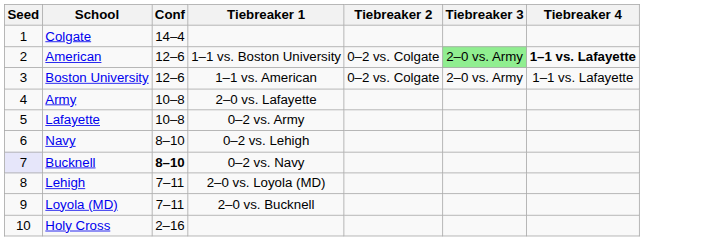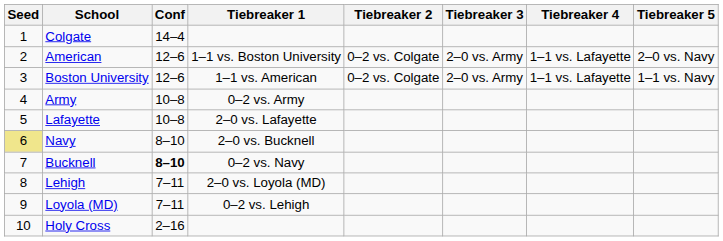+ column: (676, 15)
(485, 57) lightgreen background -> (485, 57) no background
(583, 57) bold -> (580, 57) normal
(266, 99) 2–0 vs. Lafayette -> (266, 99) 0–2 vs. Army
(266, 120) 0–2 vs. Army -> (266, 120) 2–0 vs. Lafayette
(23, 141) no background -> (23, 141) khaki background
(266, 141) 0–2 vs. Lehigh -> (266, 141) 2–0 vs. Bucknell
(23, 162) lavender background -> (23, 162) no background
(266, 204) 2–0 vs. Bucknell -> (266, 204) 0–2 vs. Lehigh
